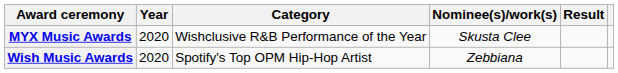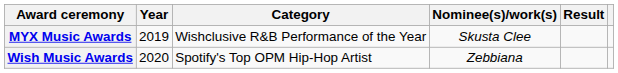(154, 36) 2020 -> (154, 36) 2019
